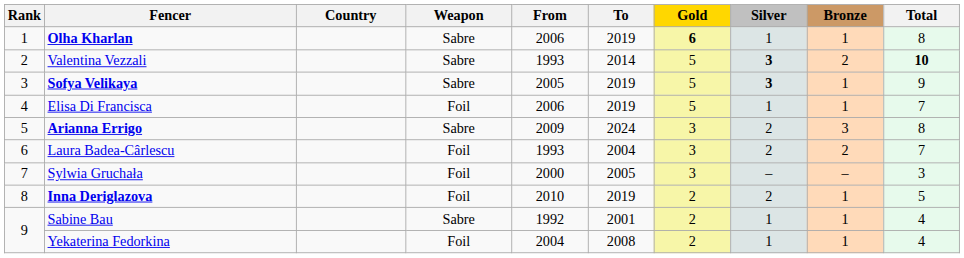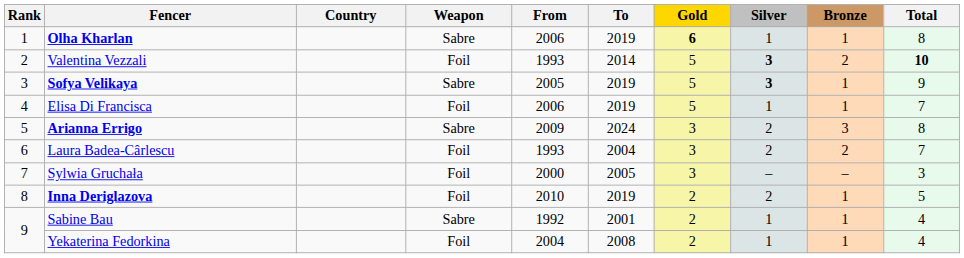(459, 60) Sabre -> (459, 60) Foil
